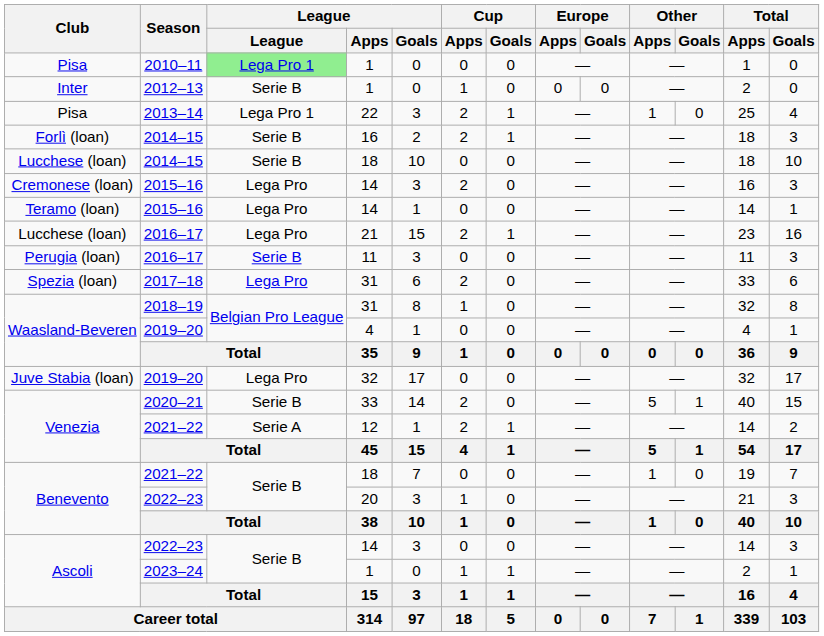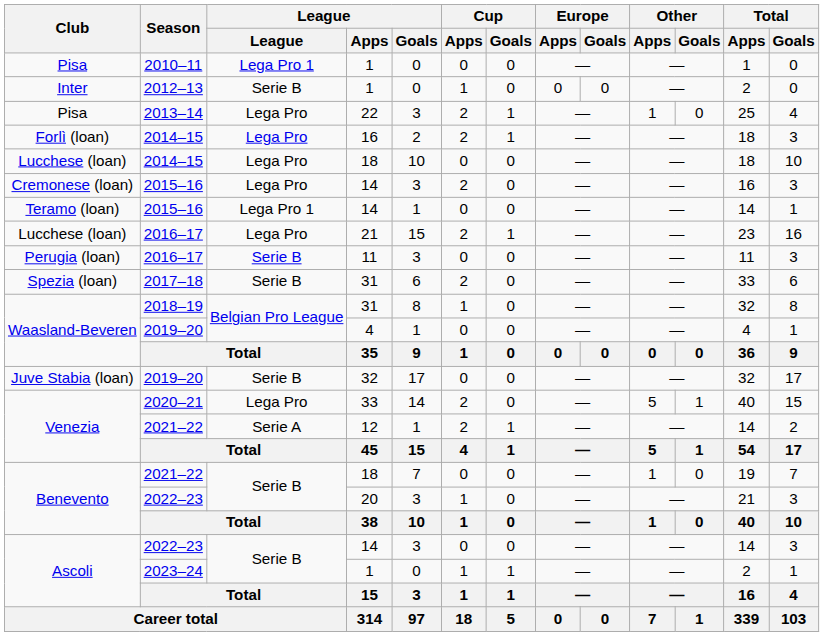(277, 64) lightgreen background -> (277, 64) no background
(277, 112) Lega Pro 1 -> (277, 112) Lega Pro
(277, 137) Serie B -> (277, 137) Lega Pro
(277, 161) Serie B -> (277, 161) Lega Pro
(277, 209) Lega Pro -> (277, 209) Lega Pro 1
(277, 281) Lega Pro -> (277, 281) Serie B
(277, 378) Lega Pro -> (277, 378) Serie B
(277, 402) Serie B -> (277, 402) Lega Pro
